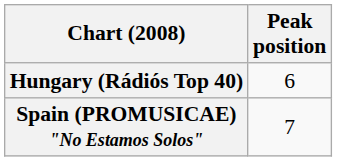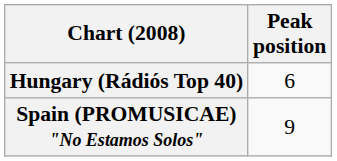(290, 126) 7 -> (290, 126) 9
